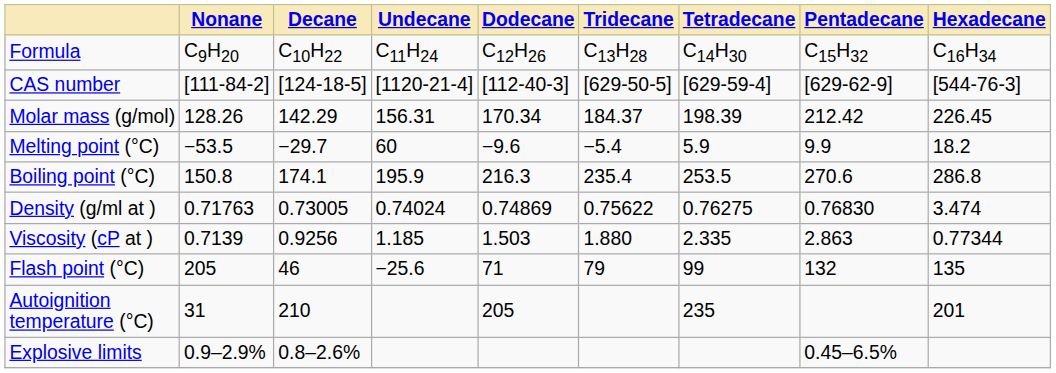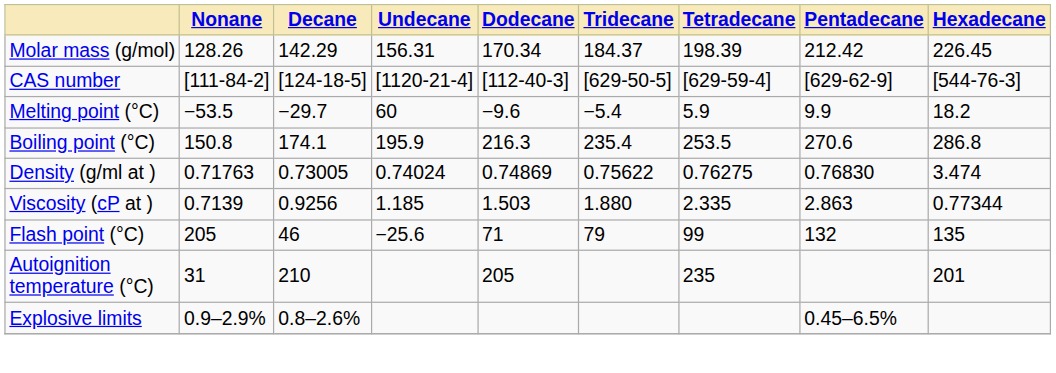- row: (45, 52)
rows swapped: (65, 85) <-> (92, 115)
